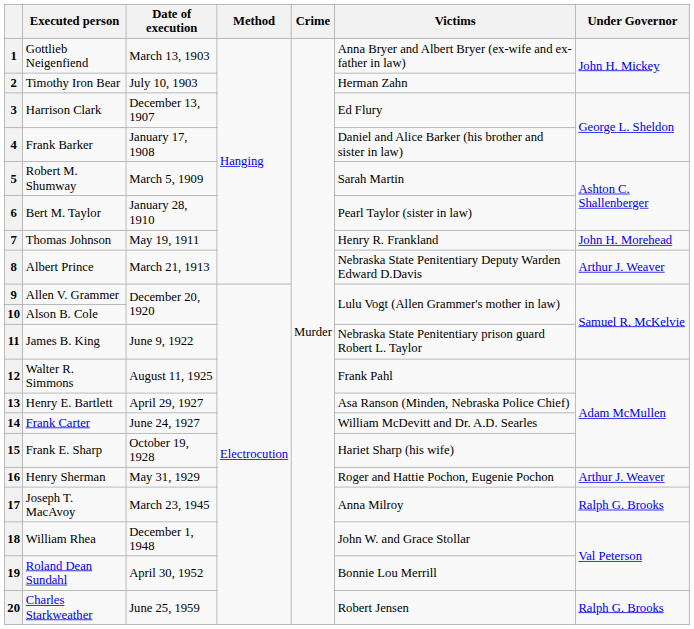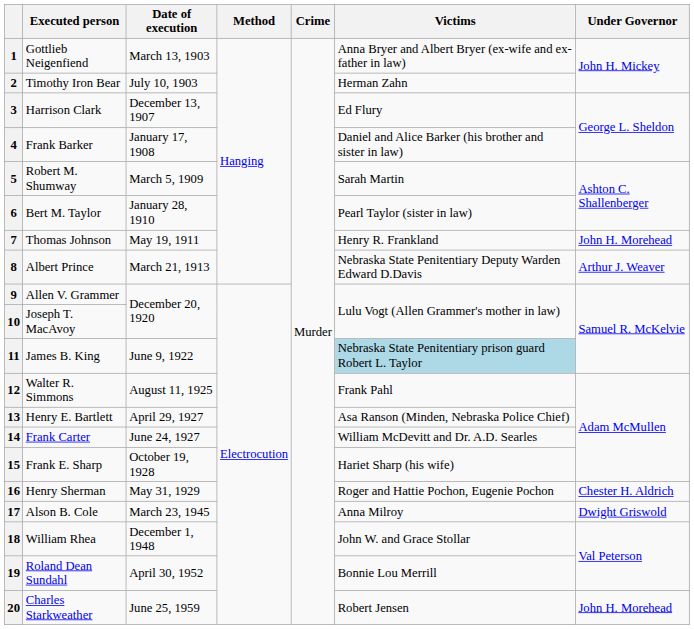(62, 314) Alson B. Cole -> (51, 321) Joseph T. MacAvoy
(441, 341) no background -> (441, 355) lightblue background
(622, 477) Arthur J. Weaver -> (626, 491) Chester H. Aldrich
(51, 504) Joseph T. MacAvoy -> (62, 511) Alson B. Cole
(621, 504) Ralph G. Brooks -> (622, 511) Dwight Griswold
(621, 607) Ralph G. Brooks -> (625, 607) John H. Morehead
